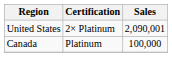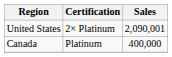(145, 44) 100,000 -> (145, 44) 400,000
